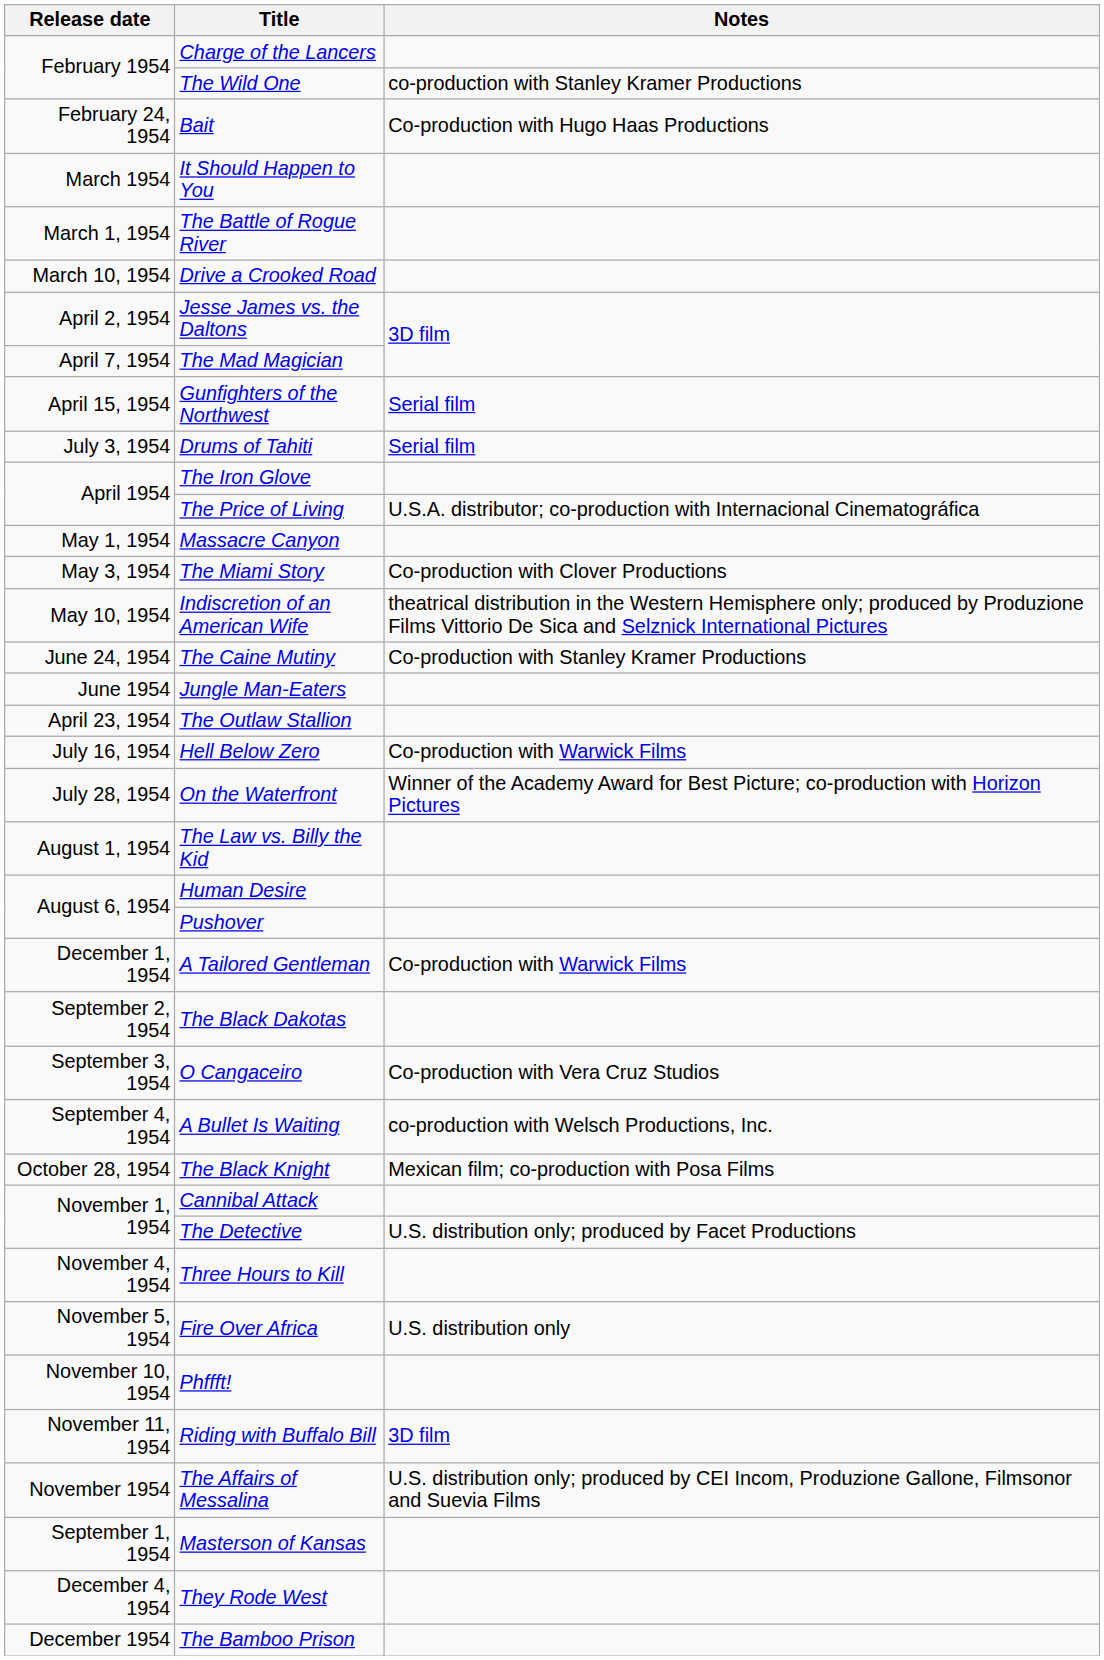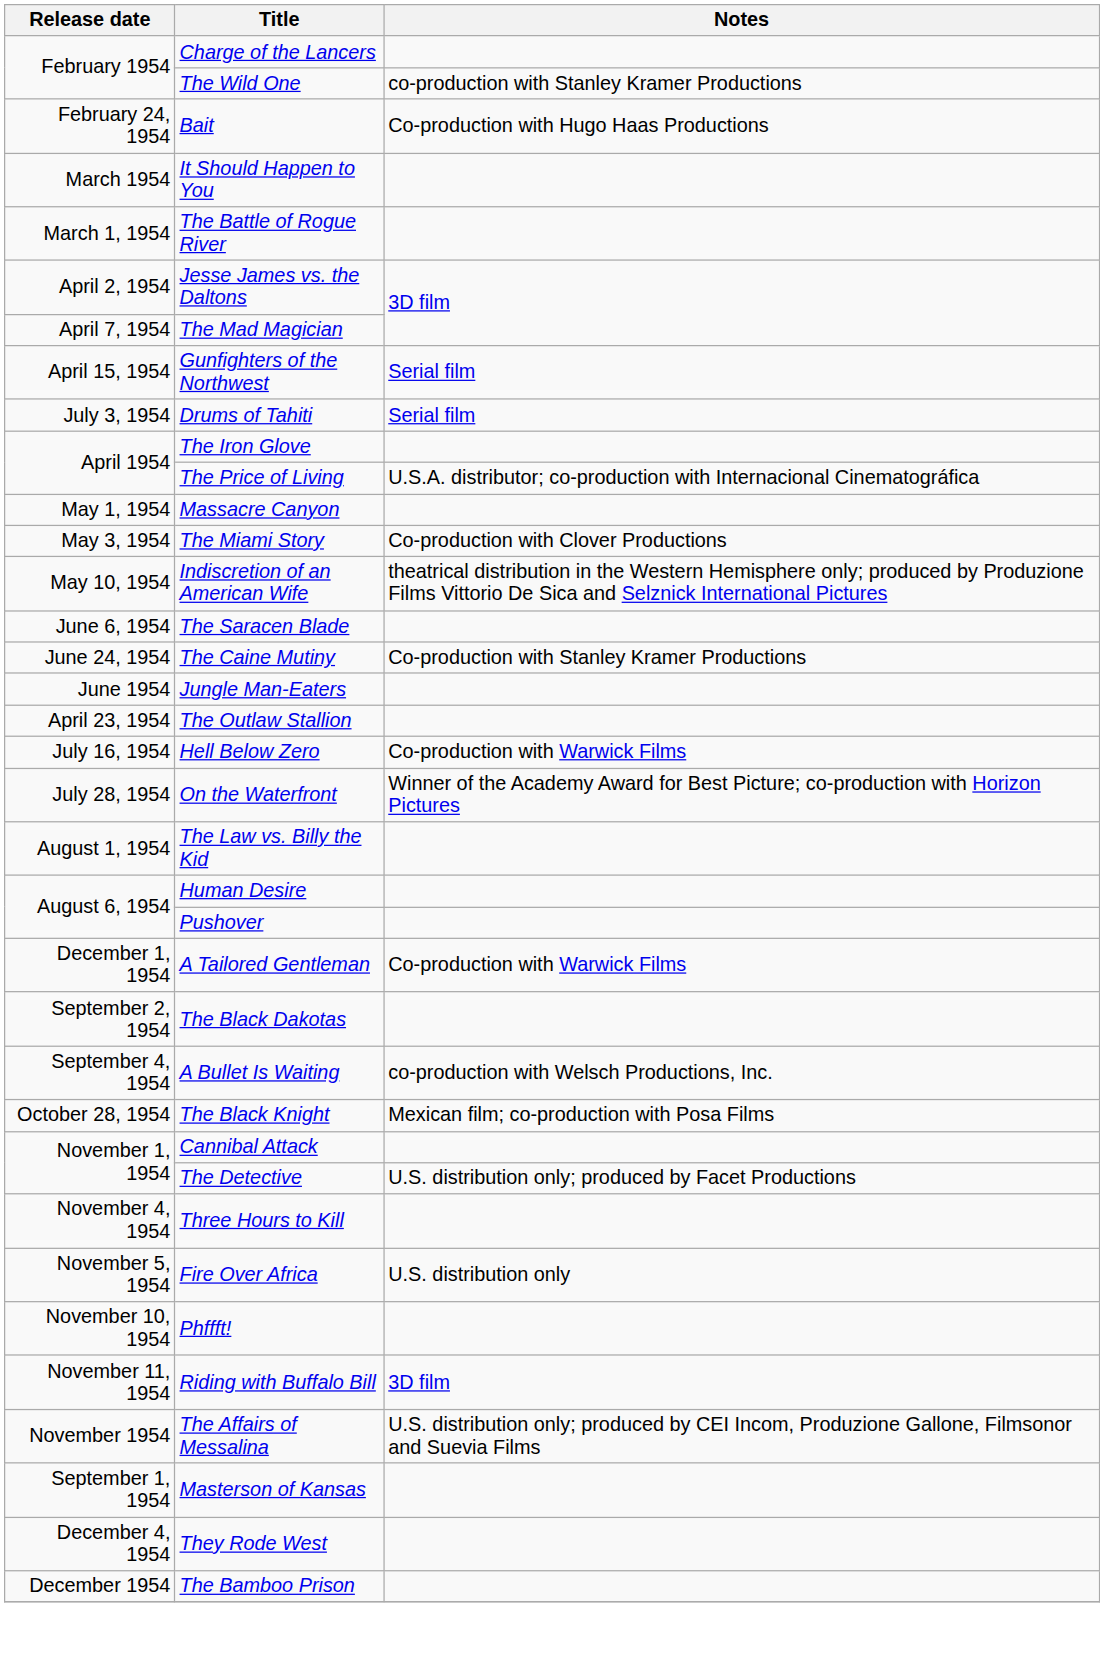- row: (278, 275)
+ row: (264, 626)
- row: (241, 1072)
